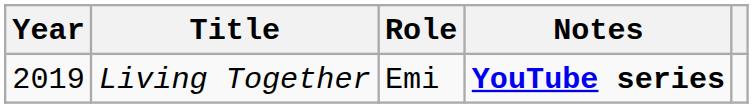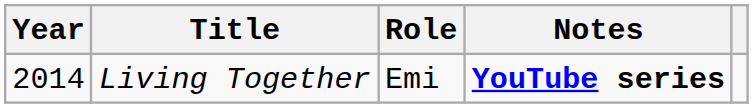(49, 79) 2019 -> (49, 79) 2014
